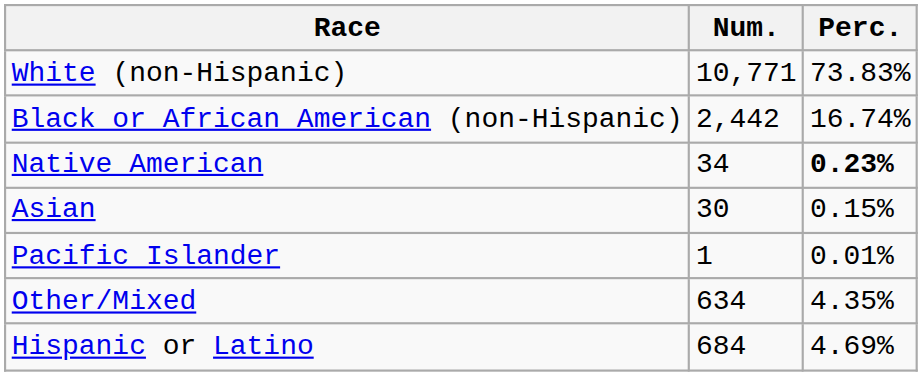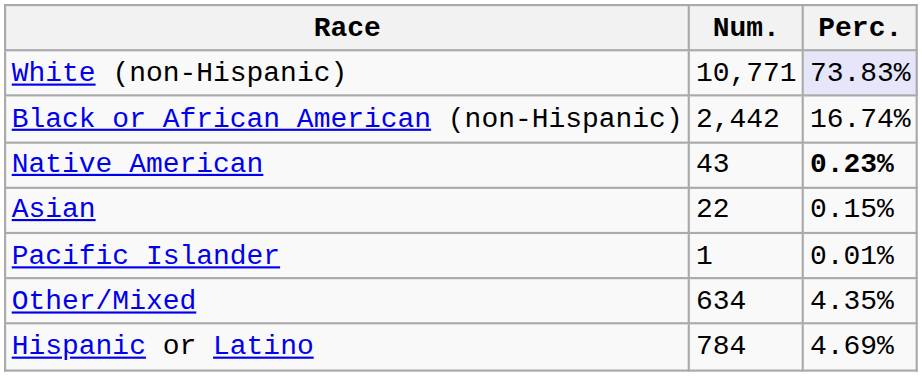(860, 73) no background -> (860, 73) lavender background
(713, 165) 34 -> (713, 165) 43
(713, 210) 30 -> (713, 210) 22
(721, 347) 684 -> (721, 347) 784
